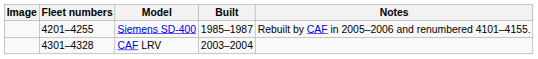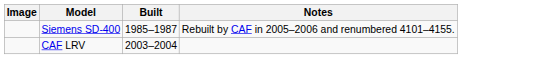- column: (77, 12)
